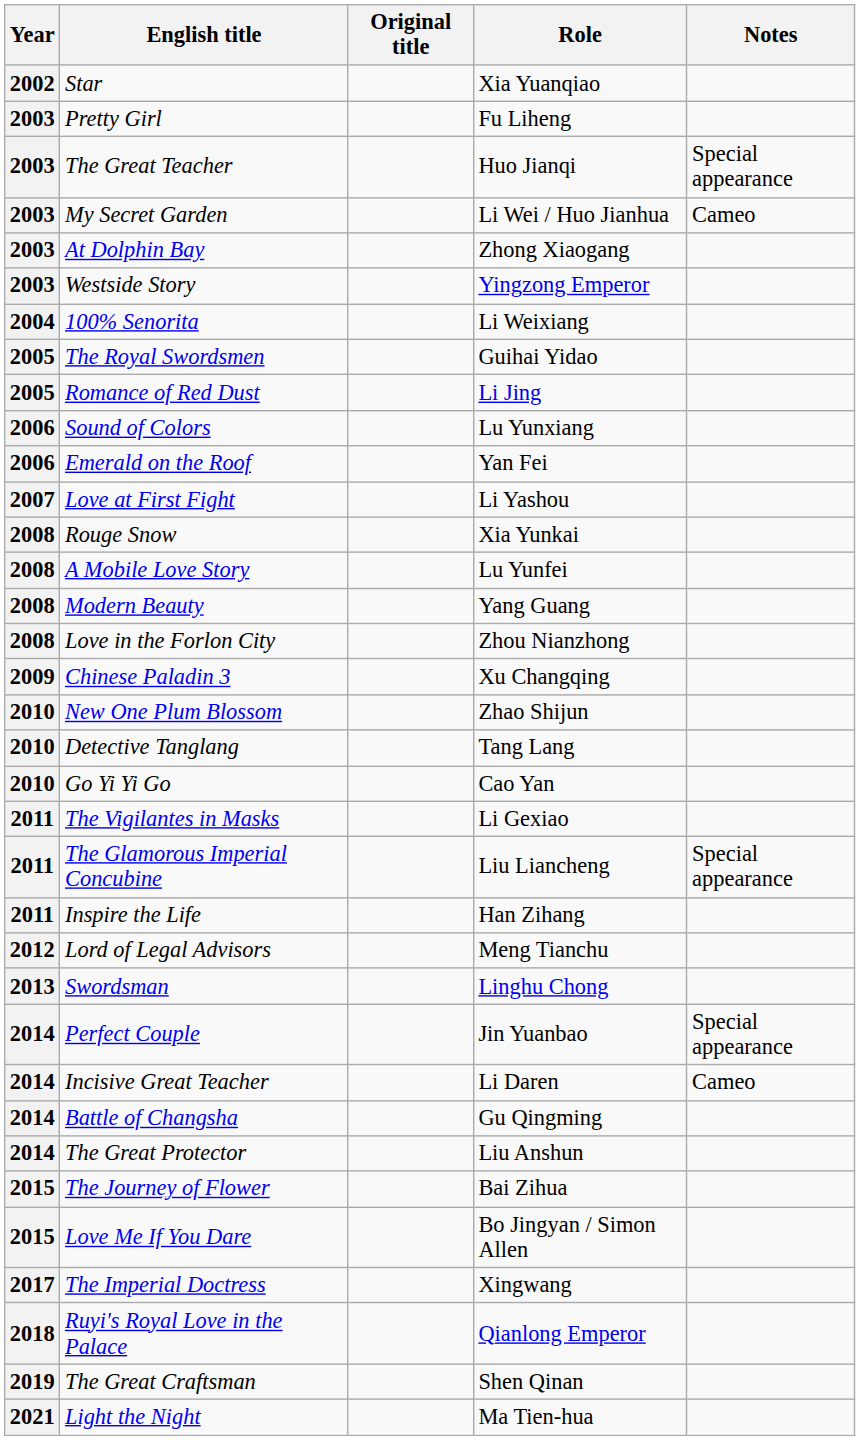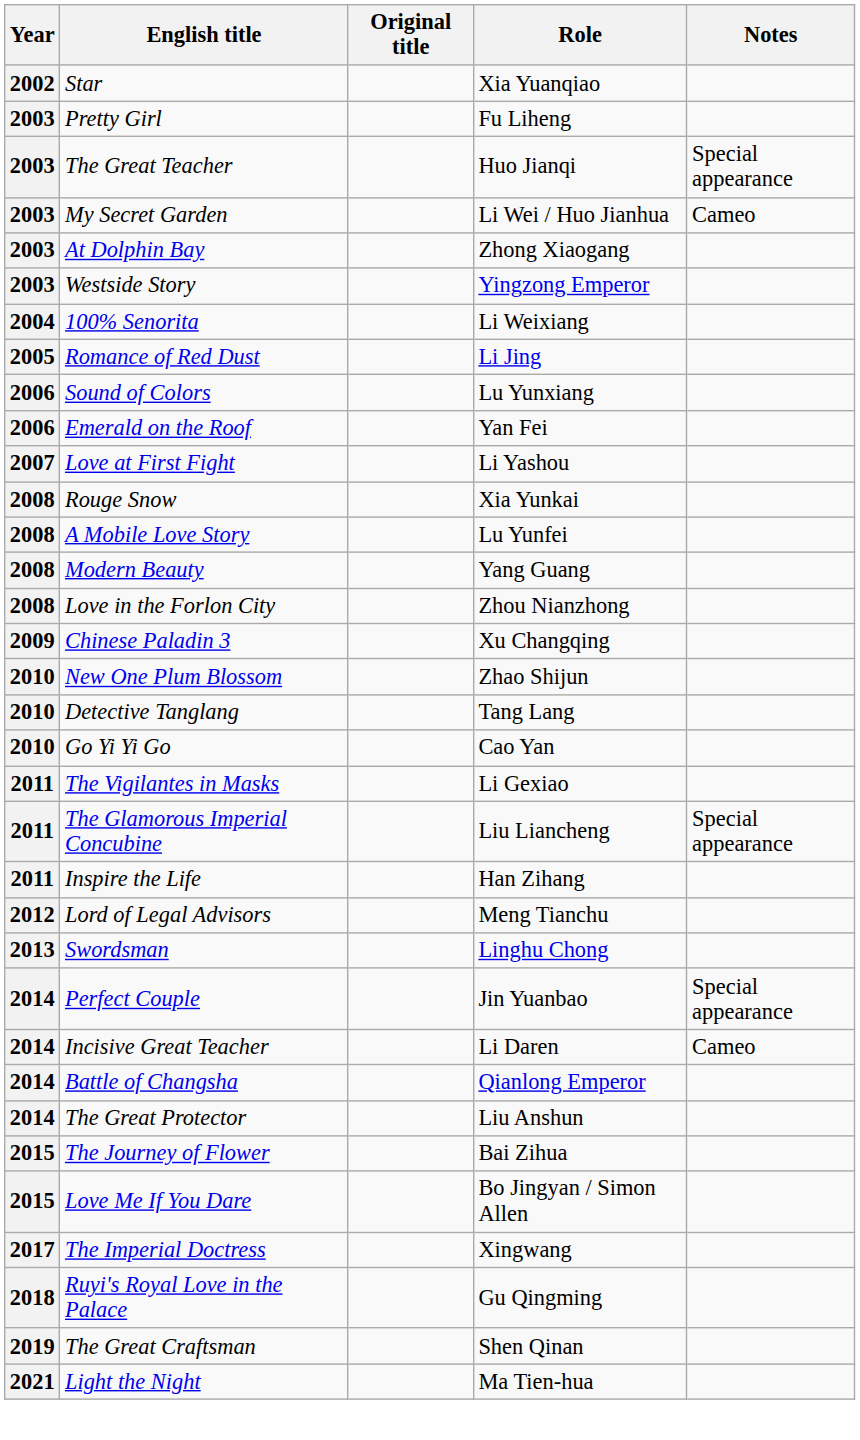- row: (165, 356)
(540, 1117) Gu Qingming -> (562, 1082) Qianlong Emperor
(562, 1333) Qianlong Emperor -> (540, 1297) Gu Qingming
